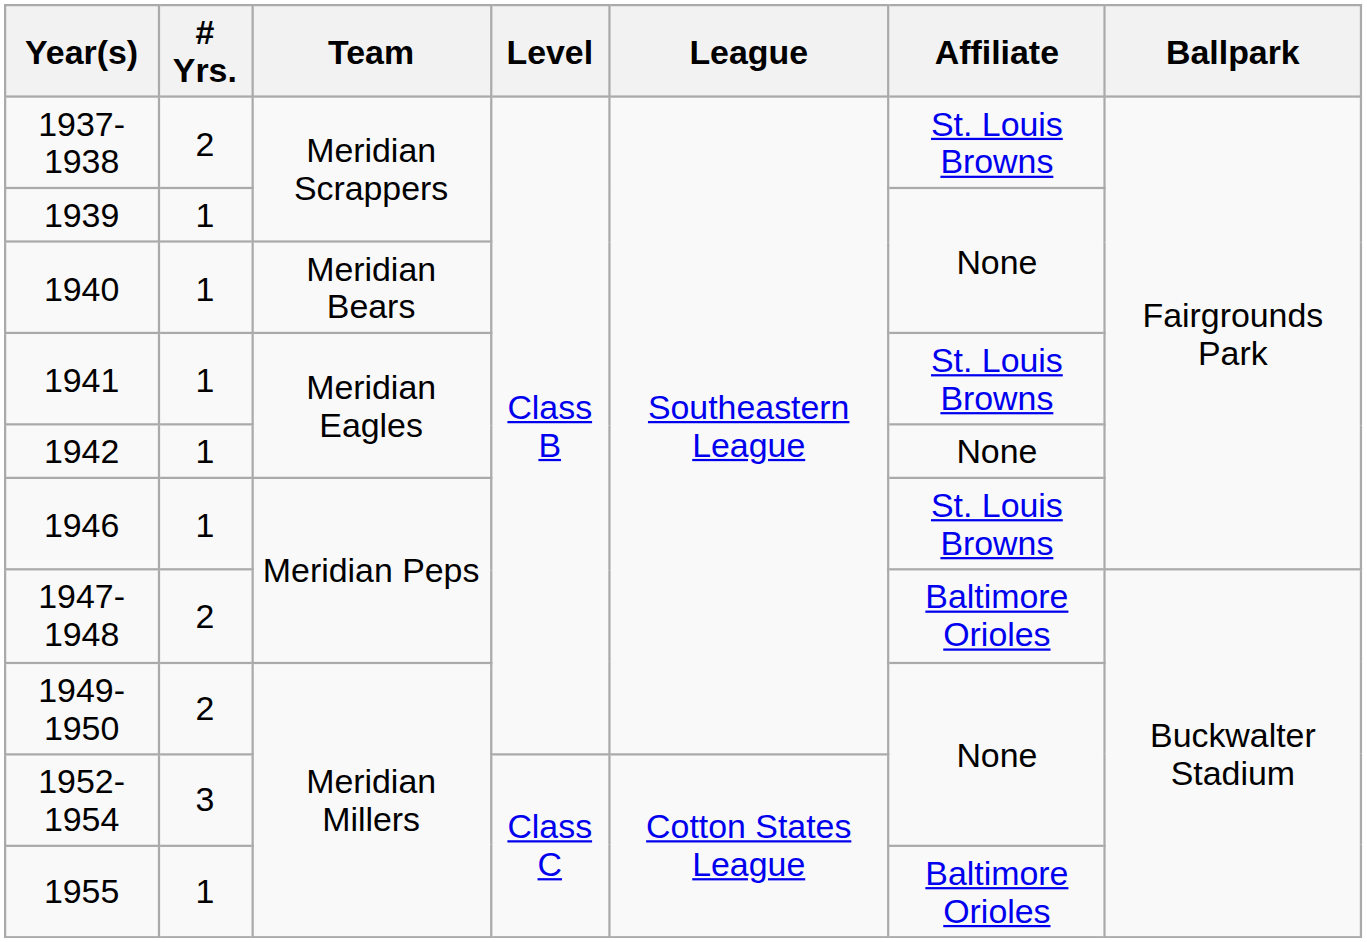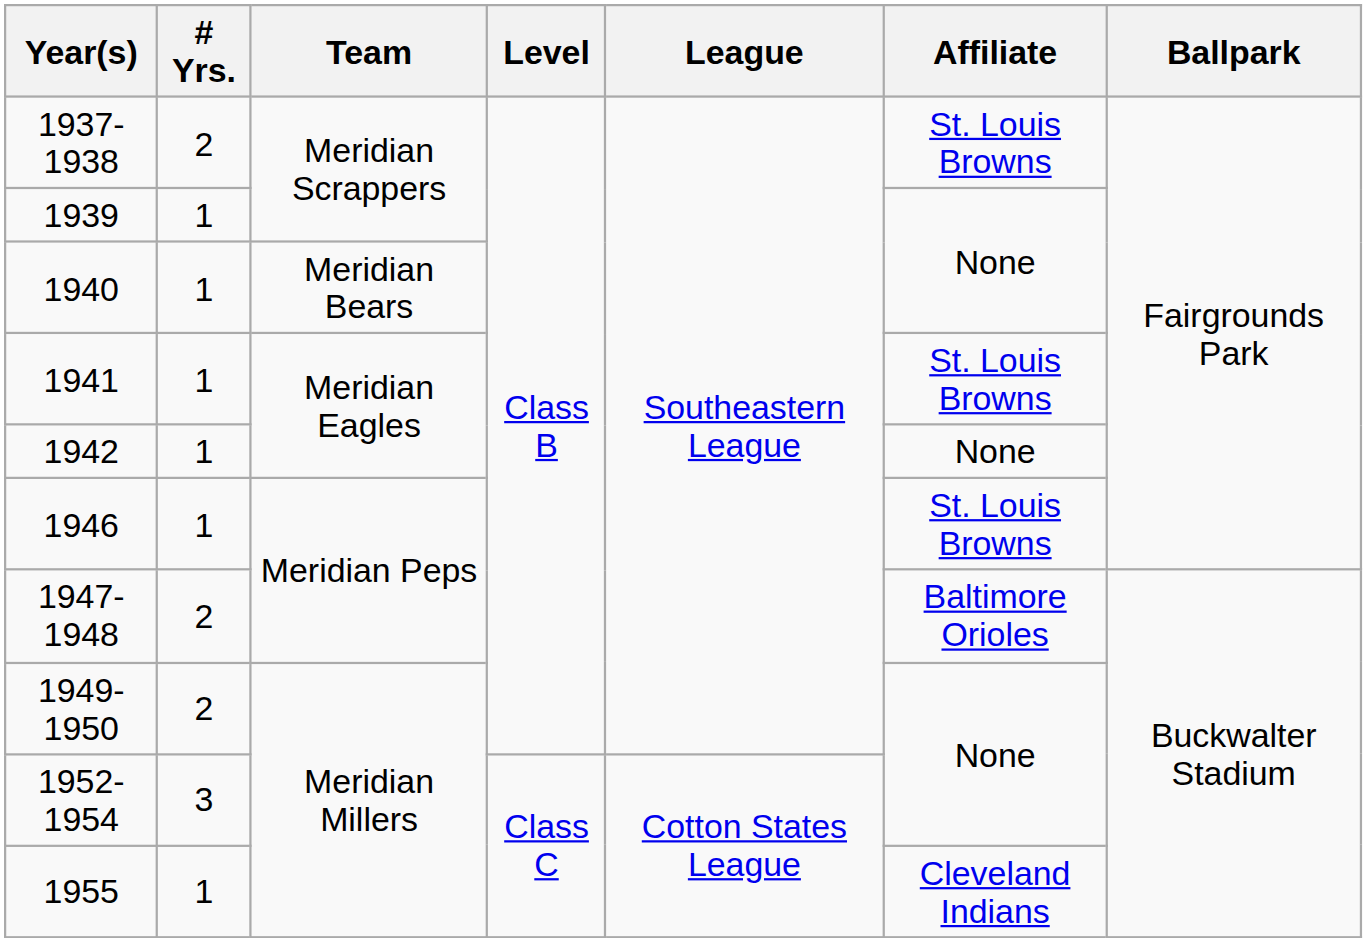(997, 891) Baltimore Orioles -> (995, 891) Cleveland Indians
